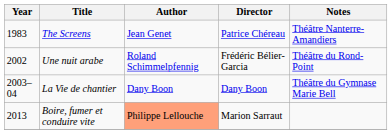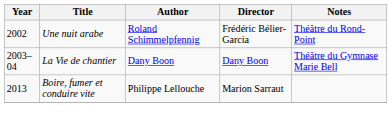- row: (66, 34)
(165, 116) lightsalmon background -> (166, 88) no background
